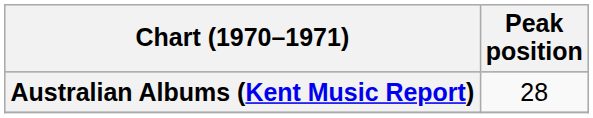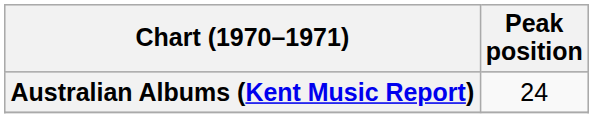(534, 91) 28 -> (534, 91) 24
